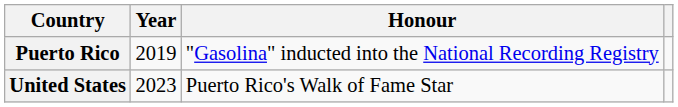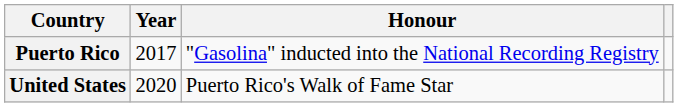(156, 53) 2019 -> (156, 53) 2017
(156, 85) 2023 -> (156, 85) 2020
